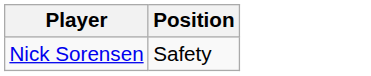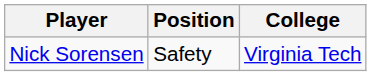+ column: (303, 20)
